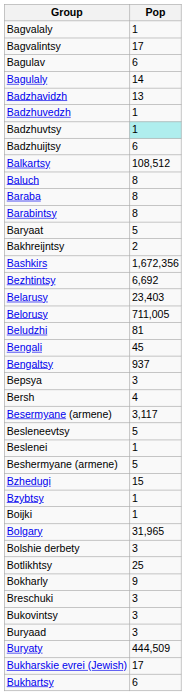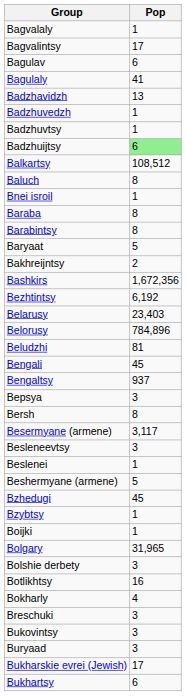(138, 79) 14 -> (138, 79) 41
(135, 130) paleturquoise background -> (135, 130) no background
(135, 146) no background -> (135, 146) lightgreen background
+ row: (30, 197)
(145, 280) 6,692 -> (145, 297) 6,192
(151, 314) 711,005 -> (151, 331) 784,896
(135, 398) 4 -> (135, 414) 8
(135, 431) 5 -> (135, 448) 3
(138, 481) 15 -> (138, 498) 45
(138, 565) 25 -> (138, 582) 16
(135, 582) 9 -> (135, 599) 4
- row: (25, 649)
